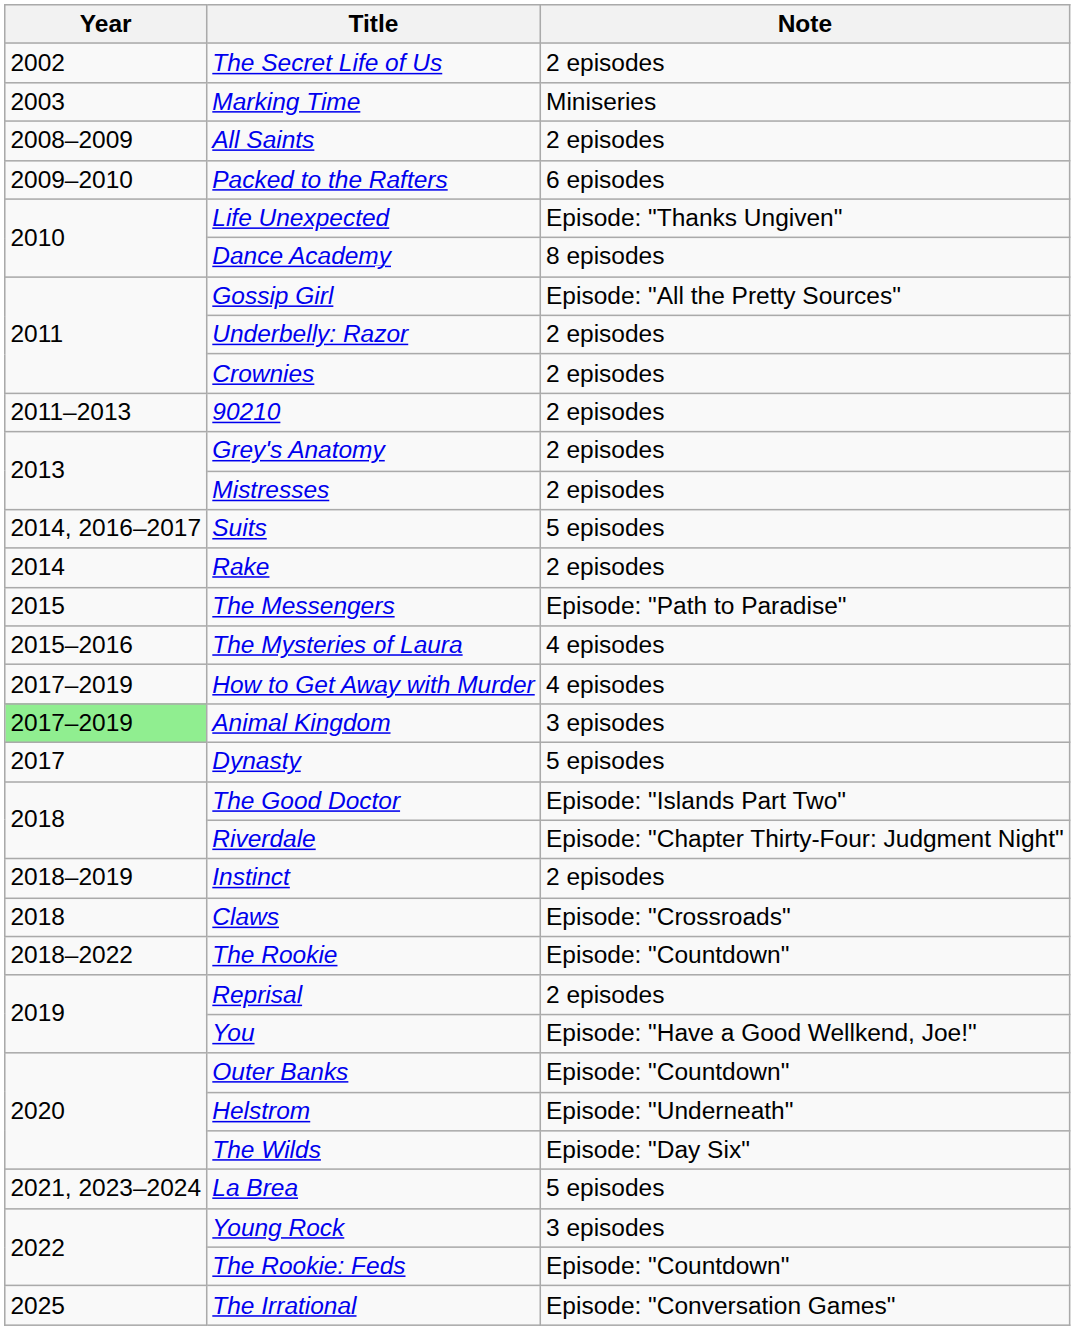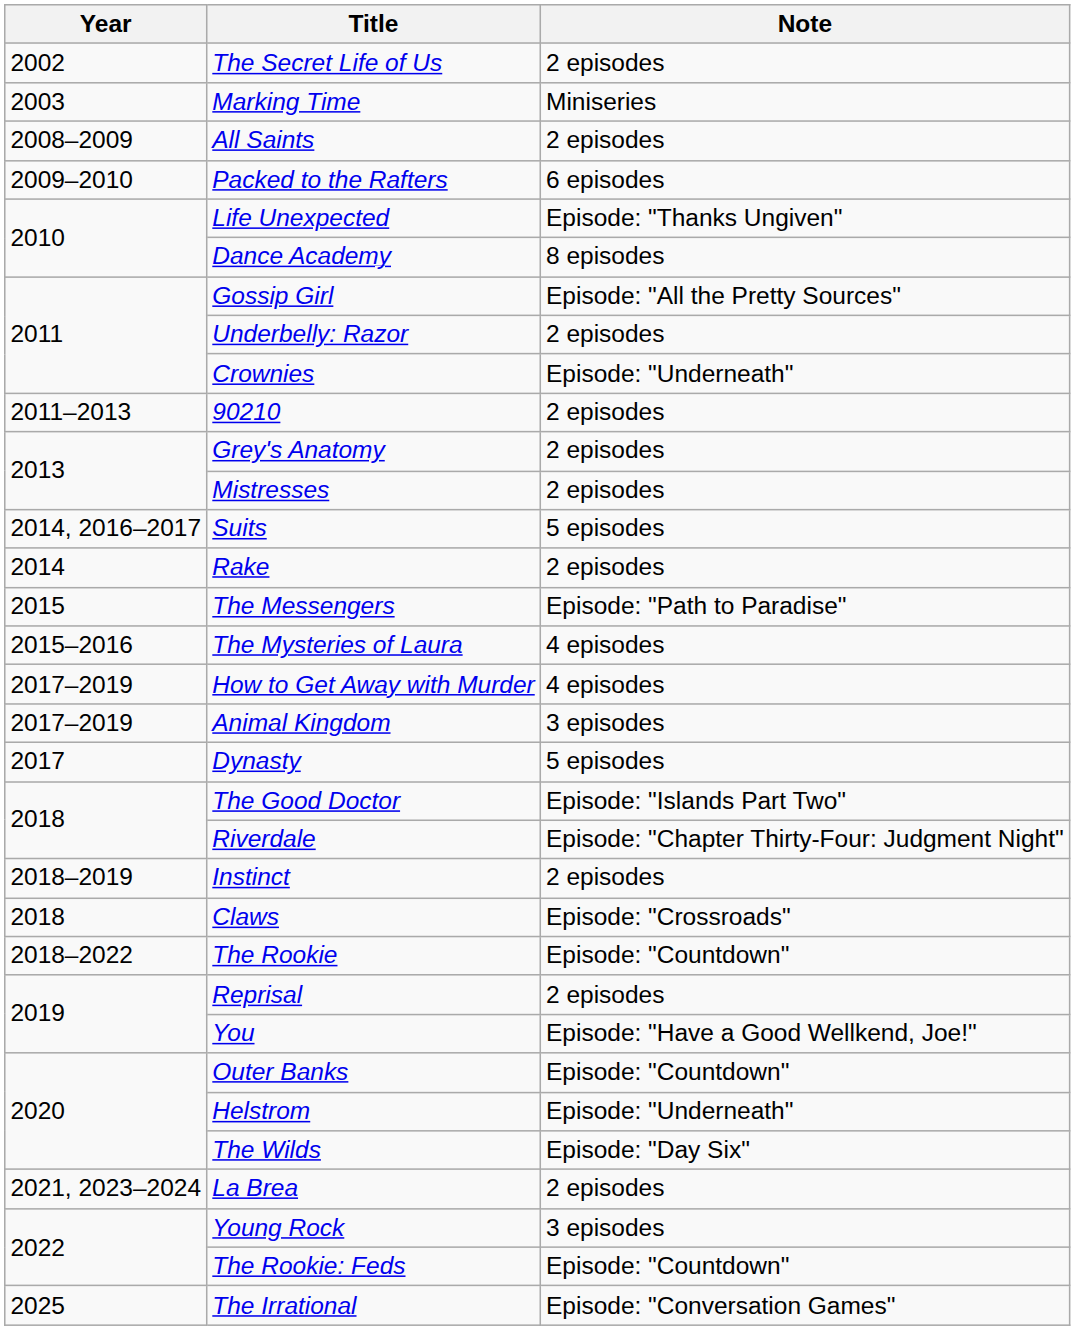(605, 373) 2 episodes -> (670, 373) Episode: "Underneath"
(72, 722) lightgreen background -> (72, 722) no background
(605, 1188) 5 episodes -> (605, 1188) 2 episodes
